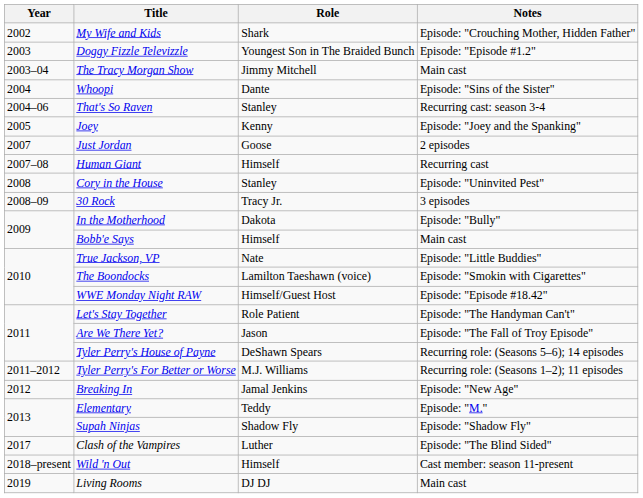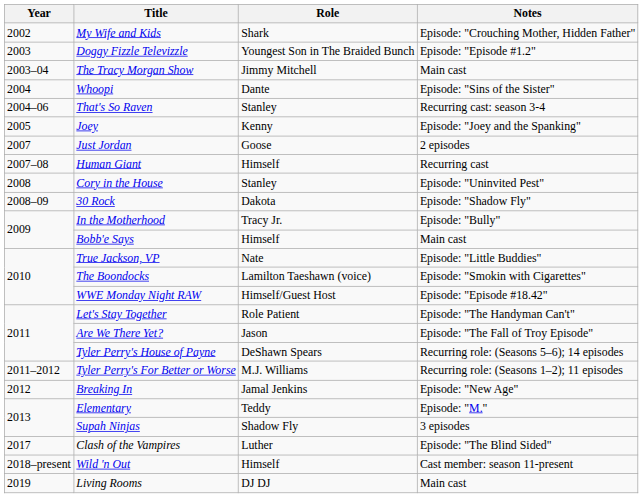(262, 201) Tracy Jr. -> (258, 201) Dakota
(445, 201) 3 episodes -> (475, 201) Episode: "Shadow Fly"
(258, 220) Dakota -> (262, 220) Tracy Jr.
(475, 426) Episode: "Shadow Fly" -> (445, 426) 3 episodes
